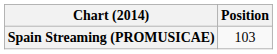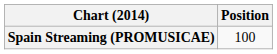(245, 37) 103 -> (245, 37) 100
